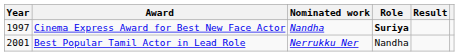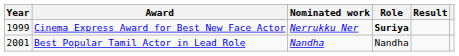(18, 28) 1997 -> (18, 28) 1999
(307, 28) Nandha -> (324, 28) Nerrukku Ner
(324, 43) Nerrukku Ner -> (307, 43) Nandha
